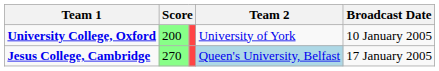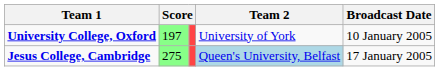(172, 35) 200 -> (172, 35) 197
(172, 55) 270 -> (172, 55) 275
